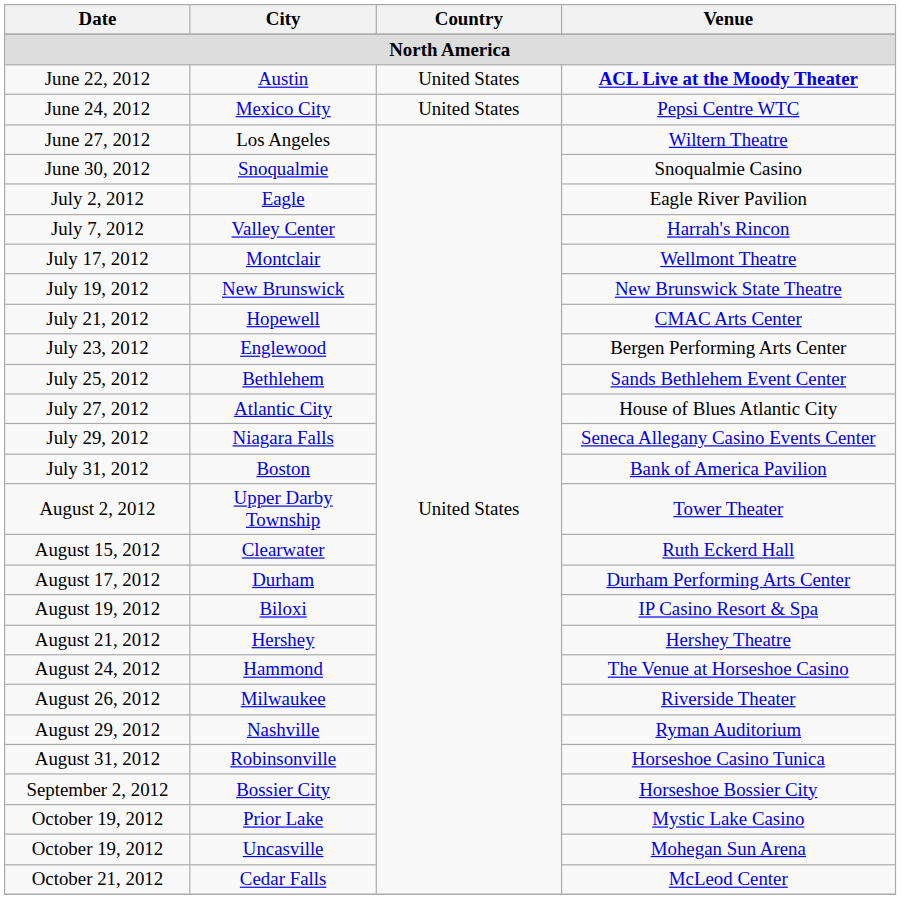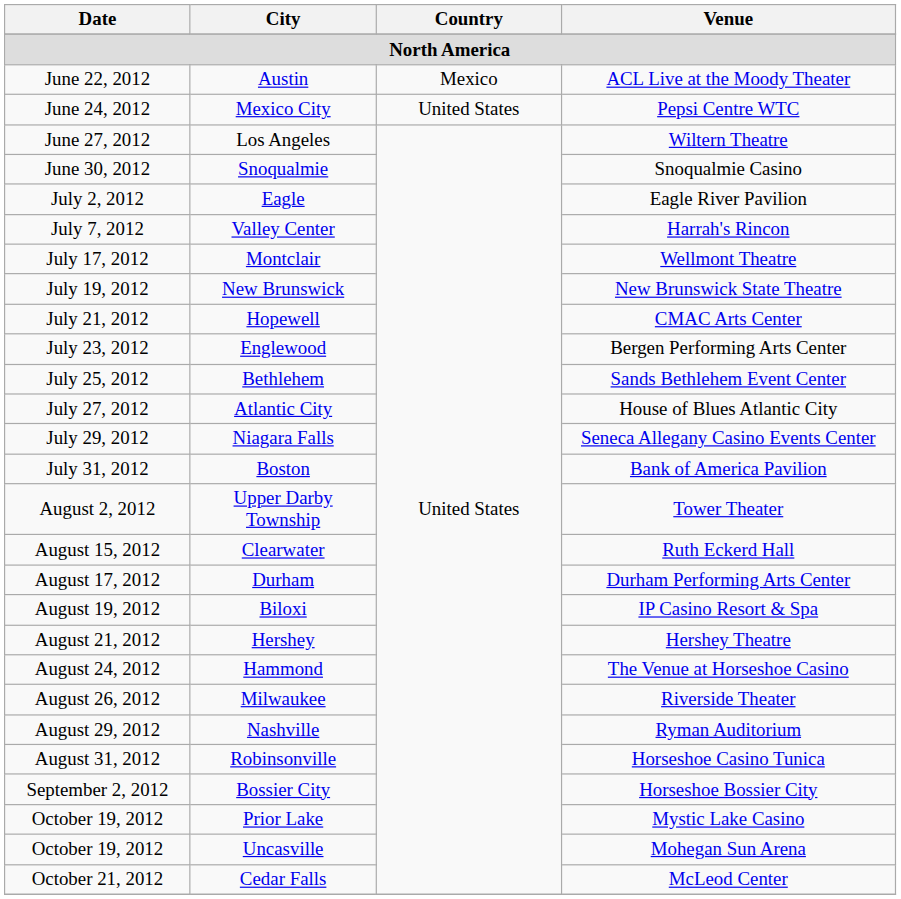(469, 79) United States -> (469, 79) Mexico
(728, 79) bold -> (728, 79) normal
